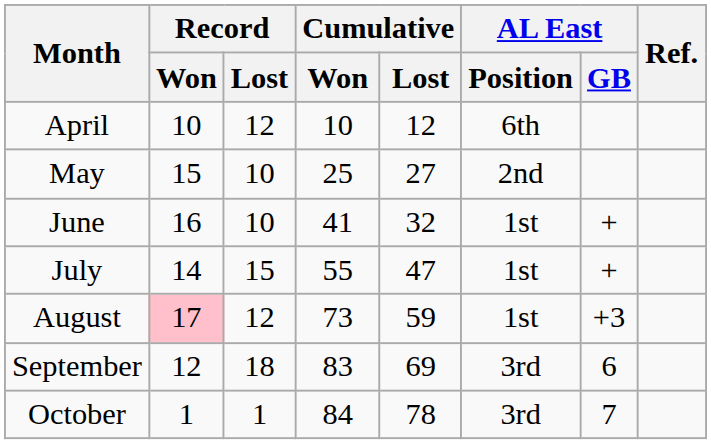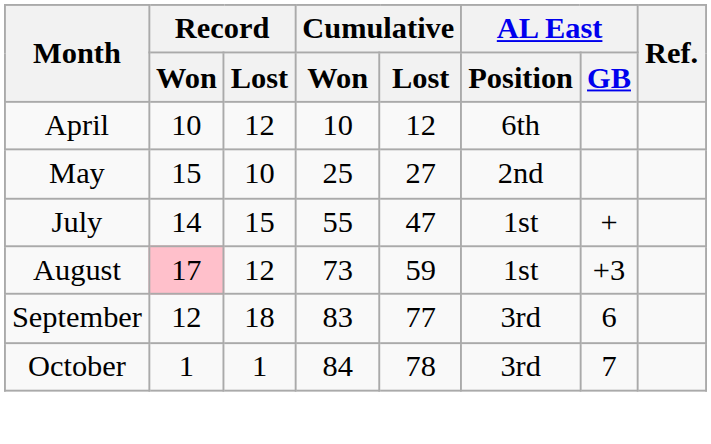- row: (77, 221)
(421, 366) 69 -> (421, 317) 77
